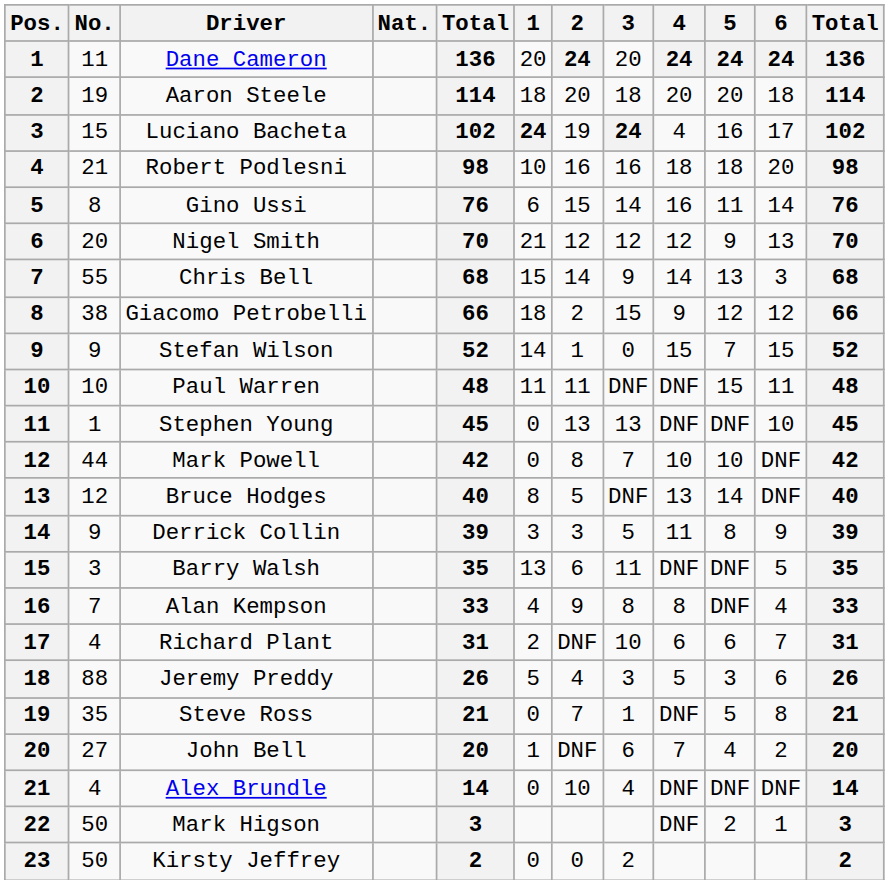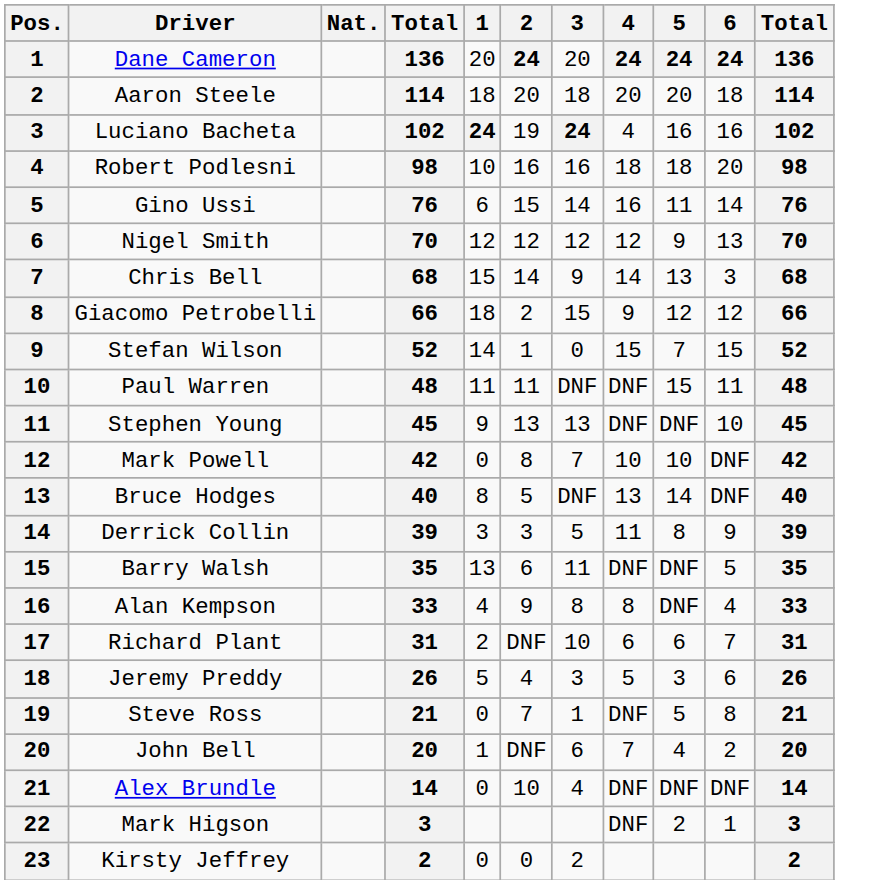- column: (95, 23)
(781, 132) 17 -> (730, 132) 16
(533, 242) 21 -> (482, 242) 12
(533, 424) 0 -> (482, 424) 9
